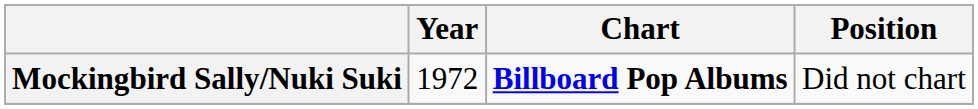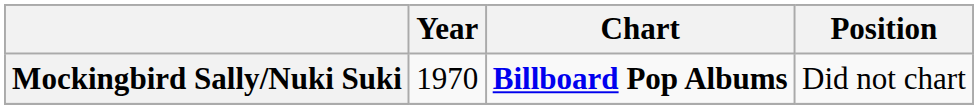(447, 78) 1972 -> (447, 78) 1970
